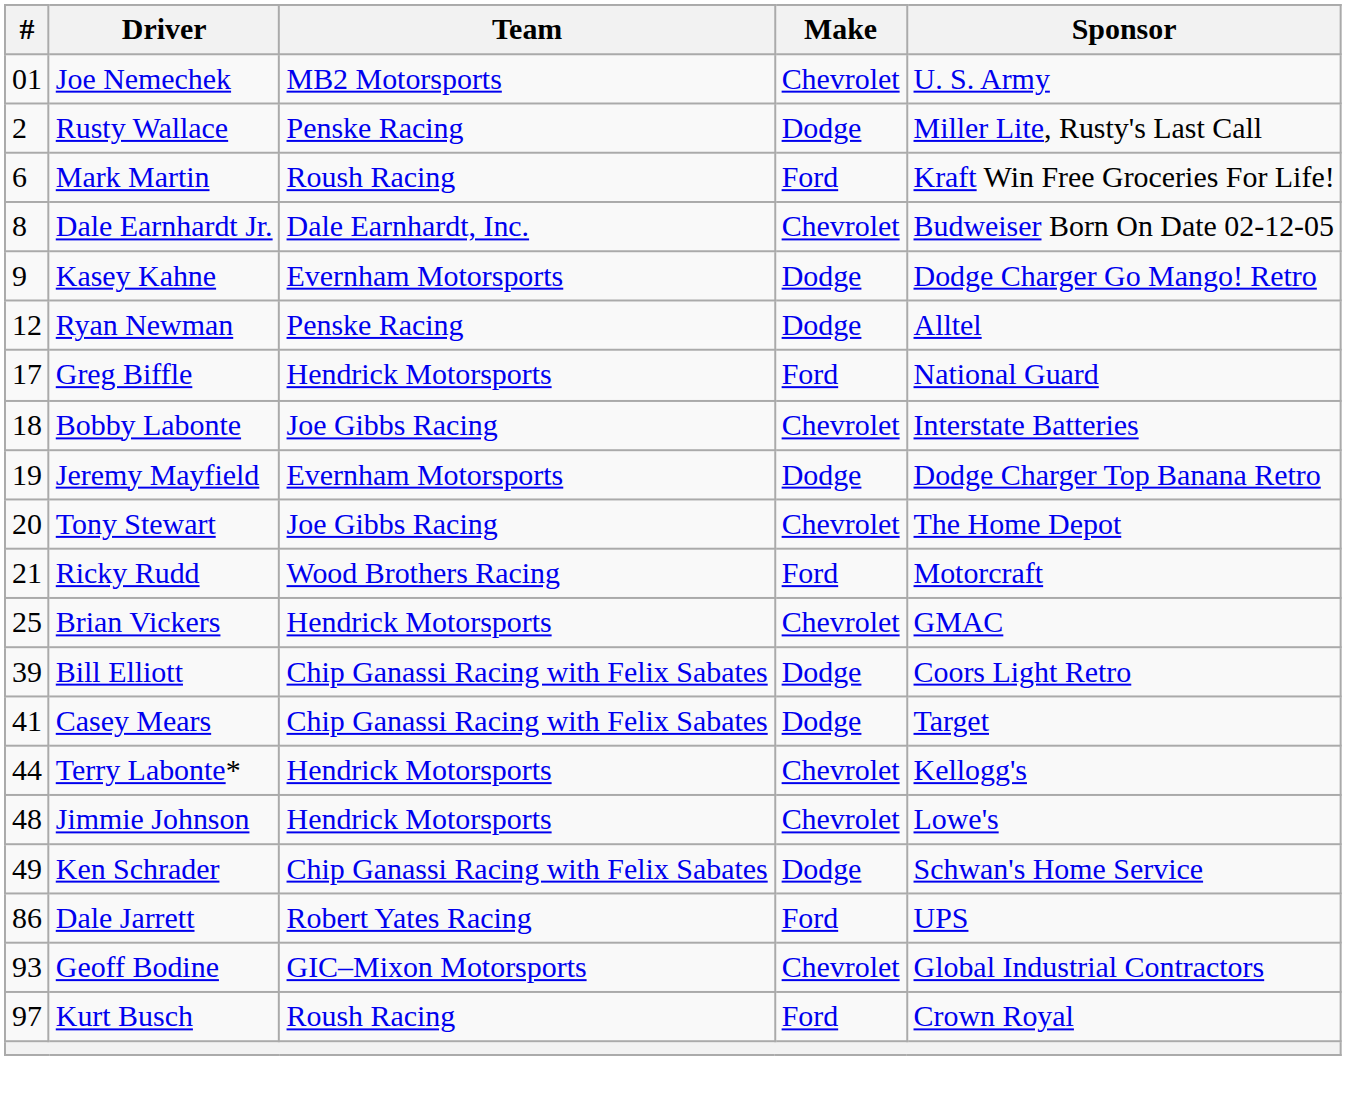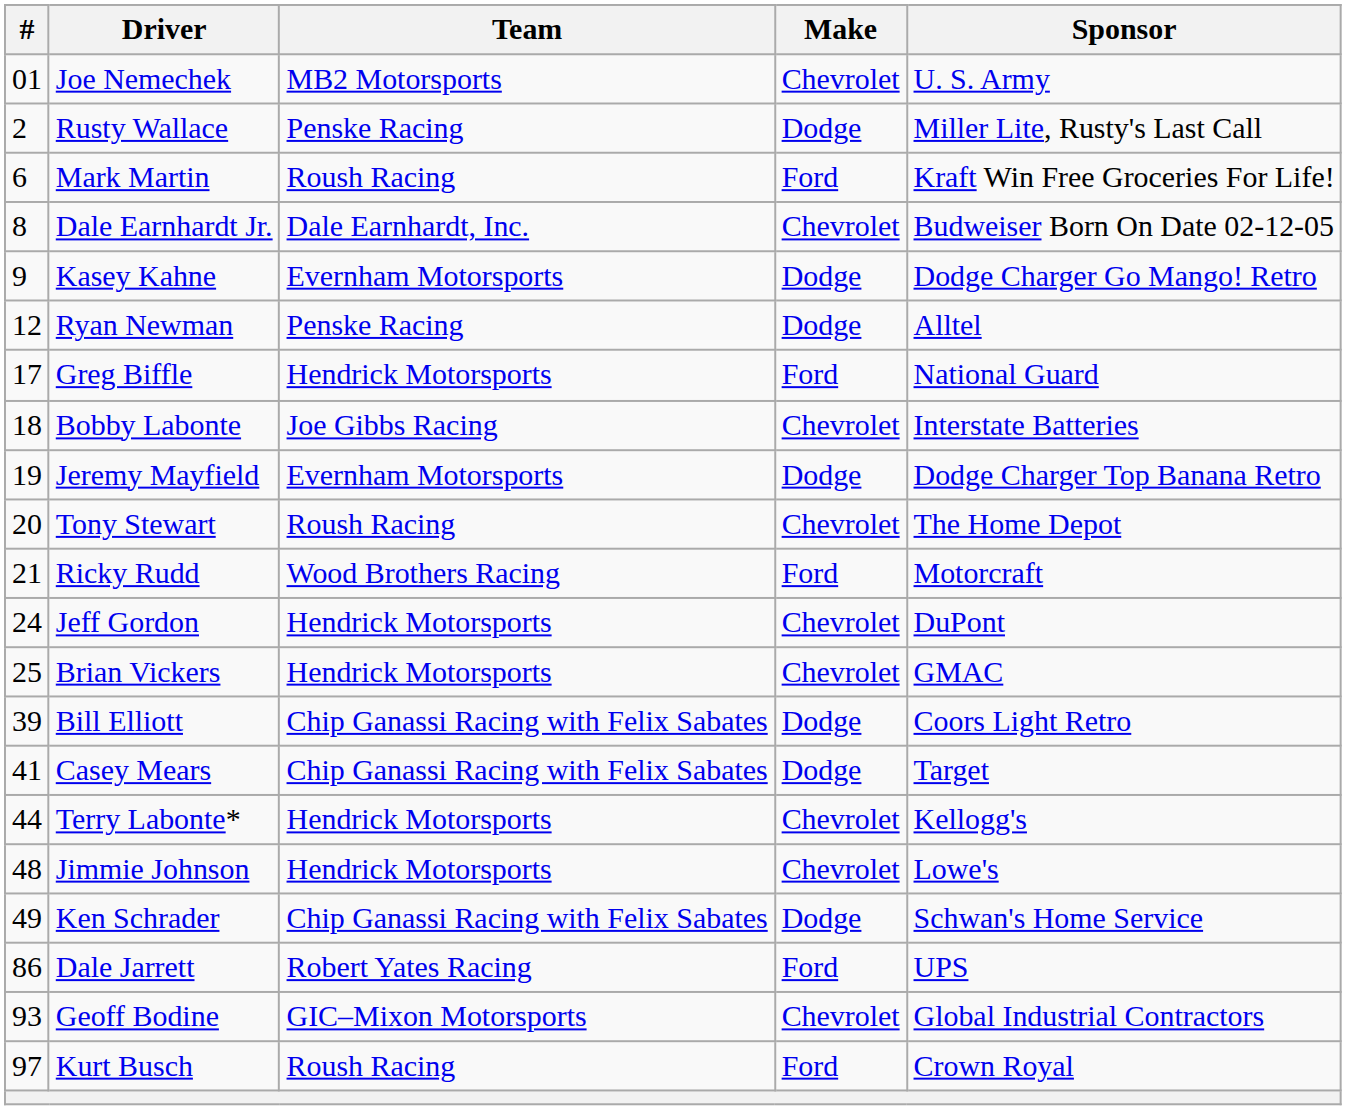(392, 523) Joe Gibbs Racing -> (371, 523) Roush Racing
+ row: (127, 621)
